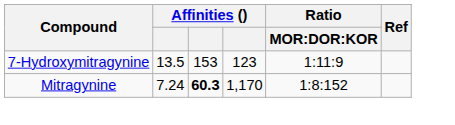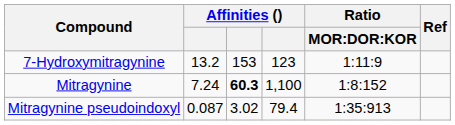(170, 62) 13.5 -> (205, 62) 13.2
(244, 85) 1,170 -> (283, 85) 1,100
+ row: (94, 108)
